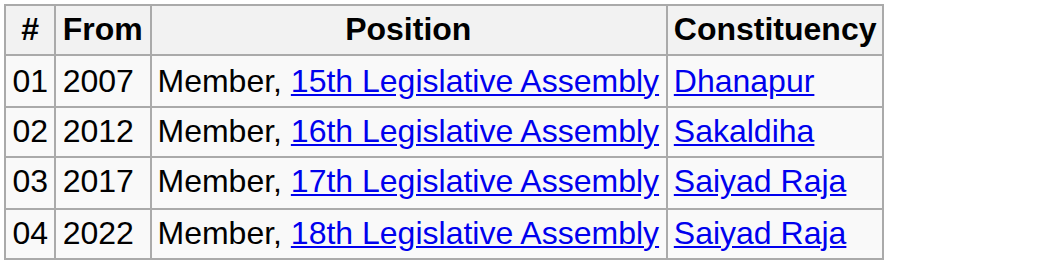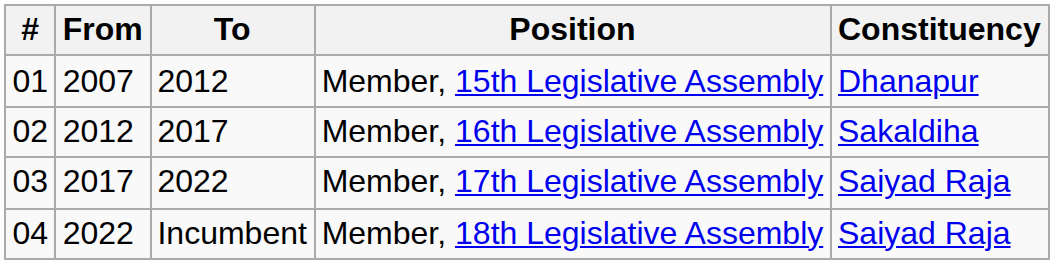+ column: (232, 29)
